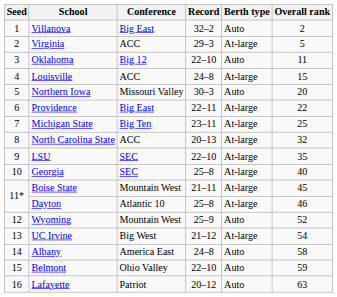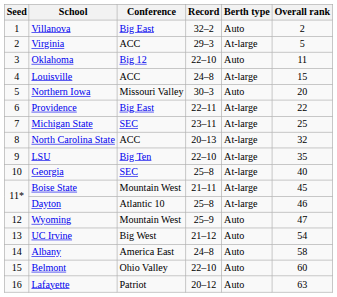(135, 124) Big Ten -> (129, 124) SEC
(129, 156) SEC -> (135, 156) Big Ten
(302, 220) 52 -> (302, 220) 47
(241, 236) At-large -> (234, 236) Auto
(302, 268) 59 -> (302, 268) 60
